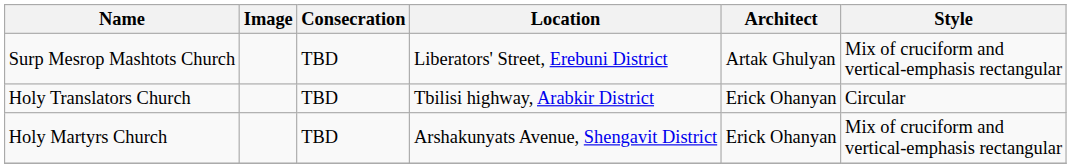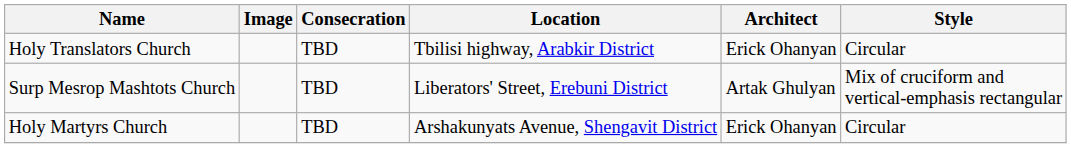rows swapped: (100, 98) <-> (122, 58)
(954, 137) Mix of cruciform and vertical-emphasis rectangular -> (875, 127) Circular
